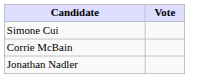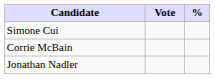+ column: (197, 13)
